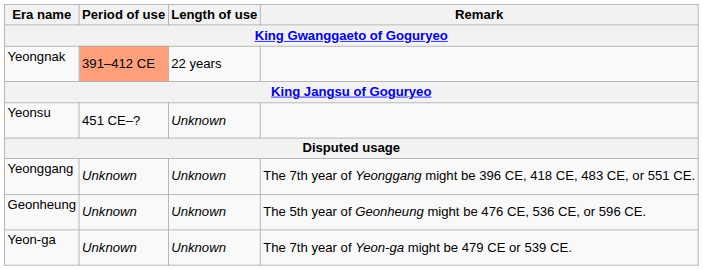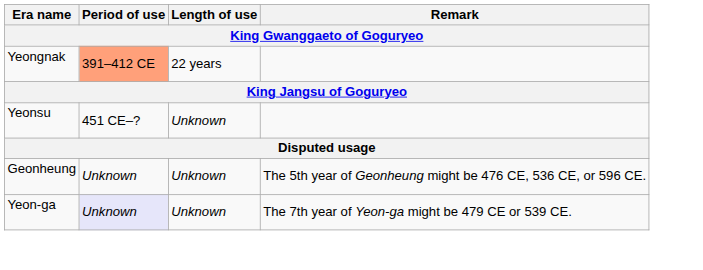- row: (40, 169)
(109, 247) no background -> (109, 212) lavender background
